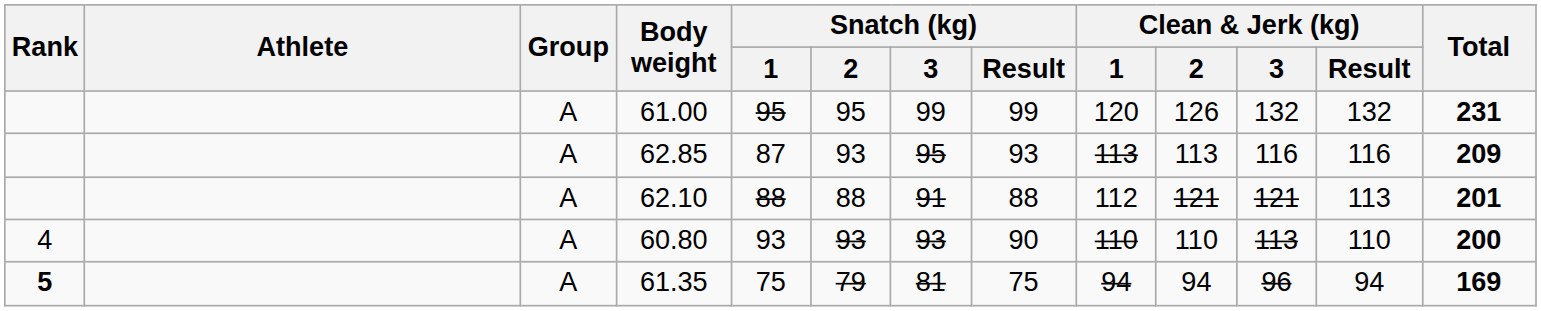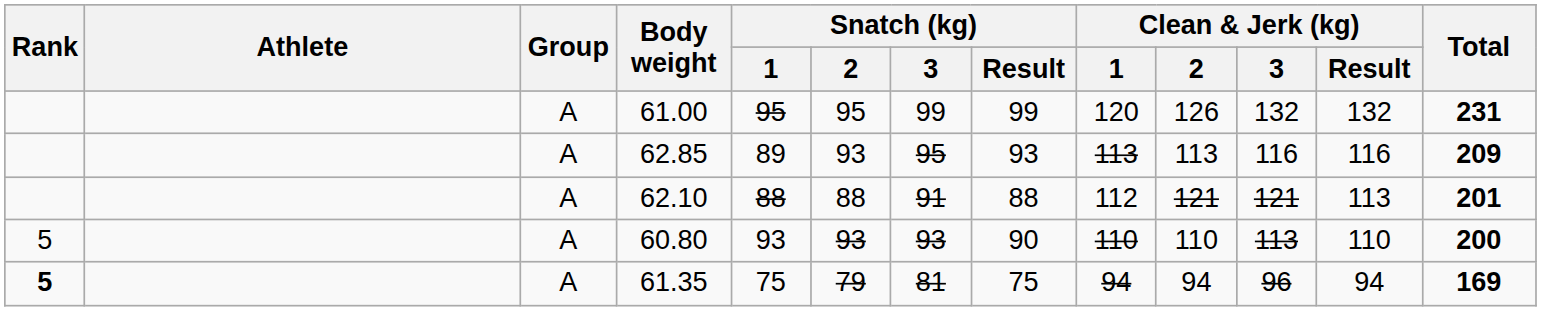(771, 154) 87 -> (771, 154) 89
(45, 240) 4 -> (45, 240) 5
